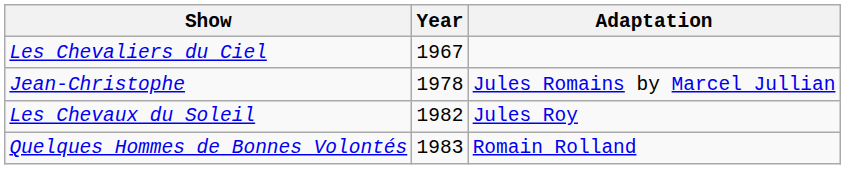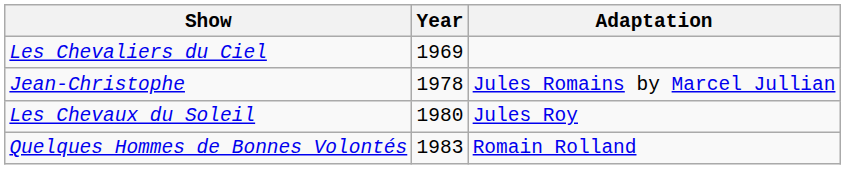(440, 52) 1967 -> (440, 52) 1969
(440, 116) 1982 -> (440, 116) 1980
